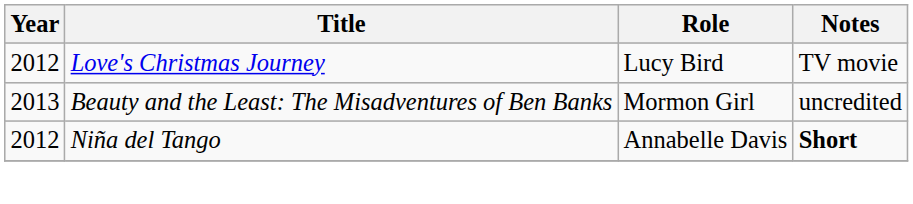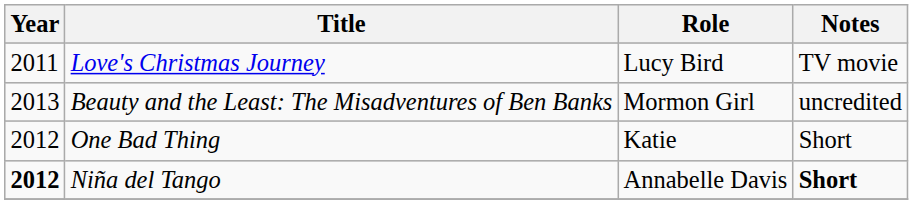(35, 62) 2012 -> (34, 62) 2011
+ row: (145, 140)
(35, 140) normal -> (35, 179) bold
